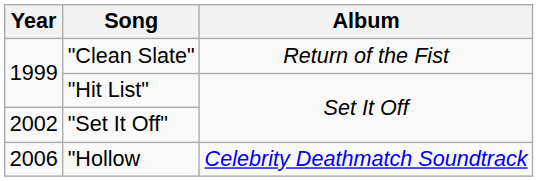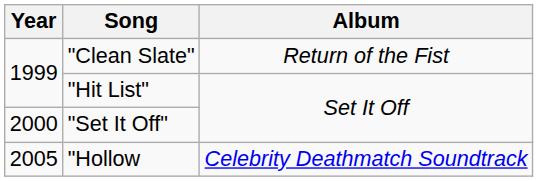(34, 124) 2002 -> (34, 124) 2000
(34, 158) 2006 -> (34, 158) 2005
